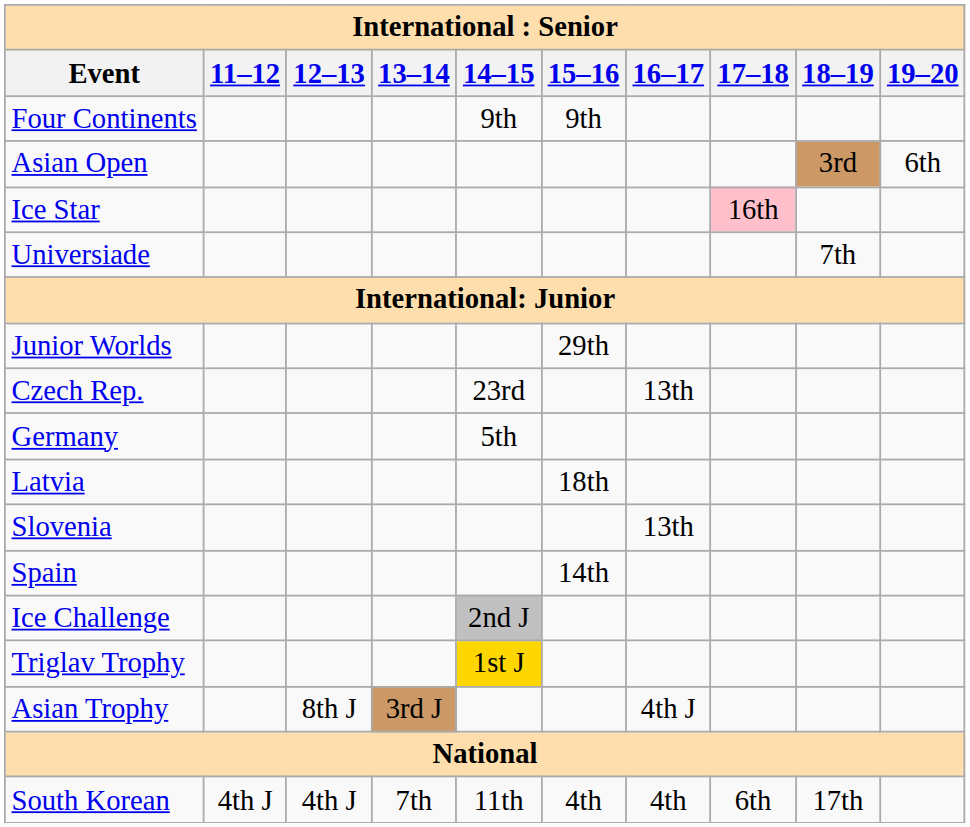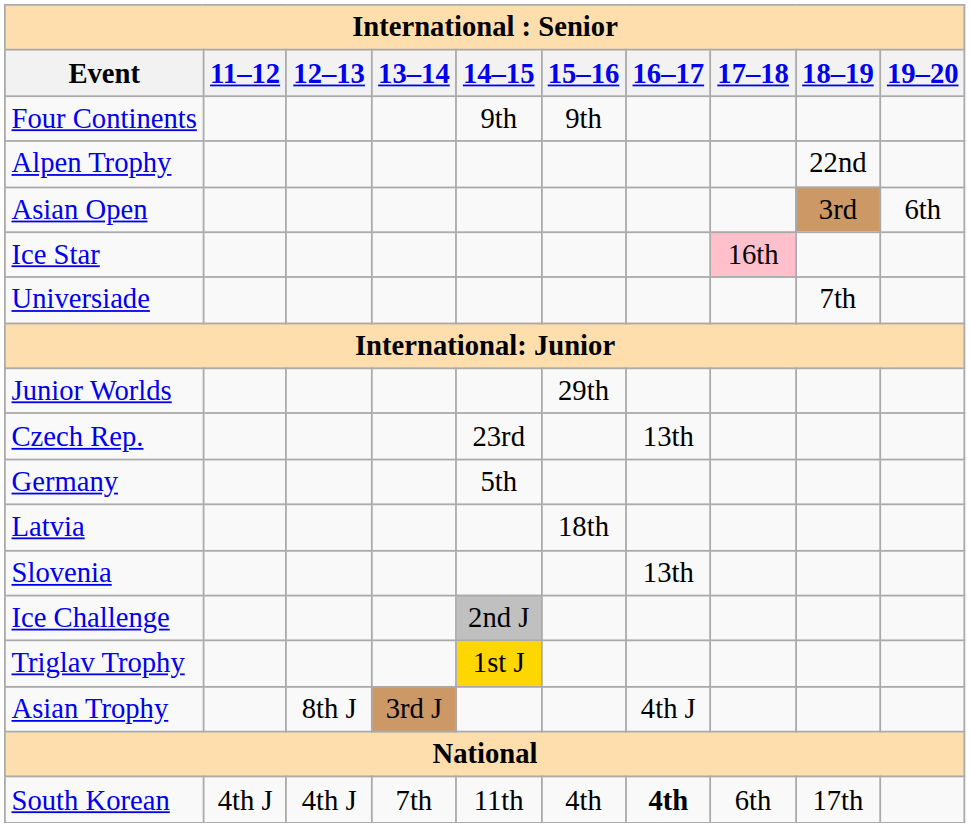+ row: (91, 163)
- row: (44, 572)
(668, 799) normal -> (668, 799) bold
